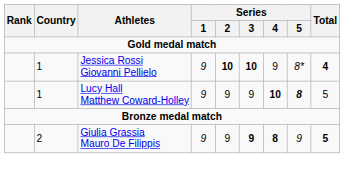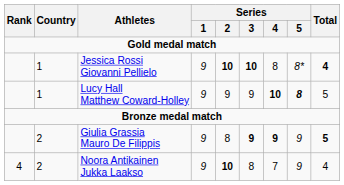(275, 67) 9 -> (275, 67) 8
(227, 138) 9 -> (227, 138) 8
(275, 138) 8 -> (275, 138) 9
+ row: (119, 166)
